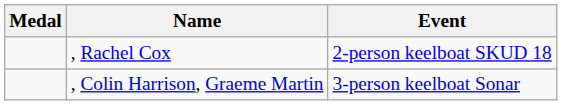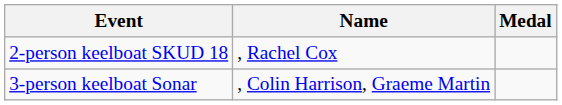columns swapped: (35, 20) <-> (442, 20)
